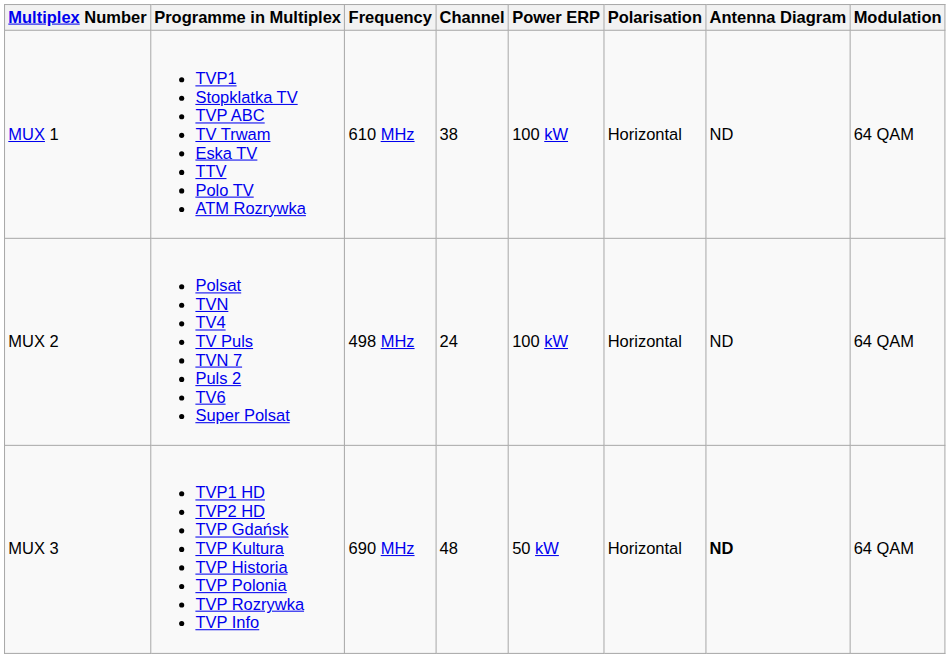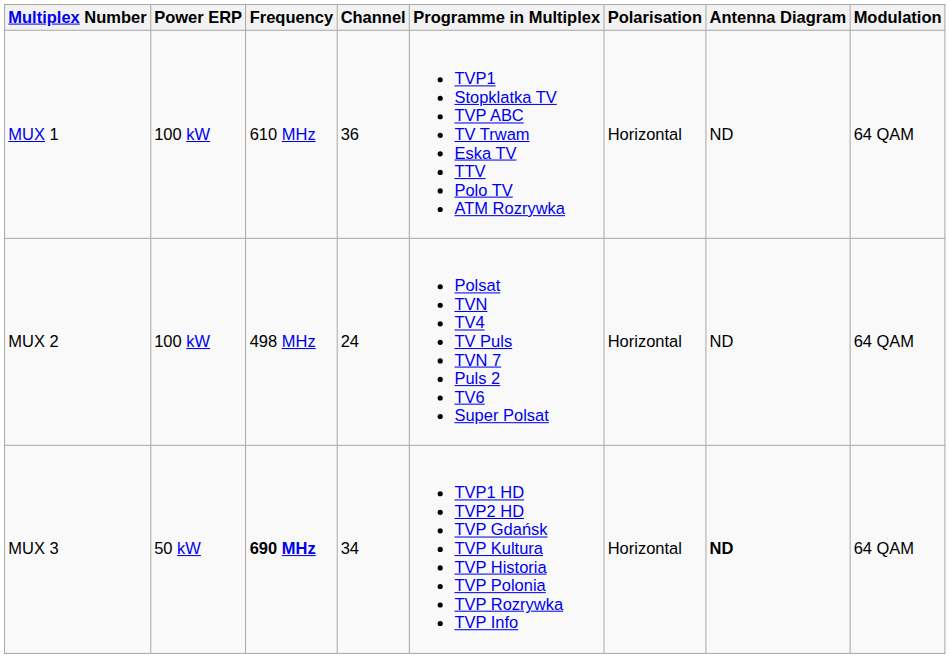columns swapped: (248, 17) <-> (556, 17)
(449, 134) 38 -> (350, 134) 36
(382, 549) normal -> (283, 549) bold
(449, 549) 48 -> (350, 549) 34
